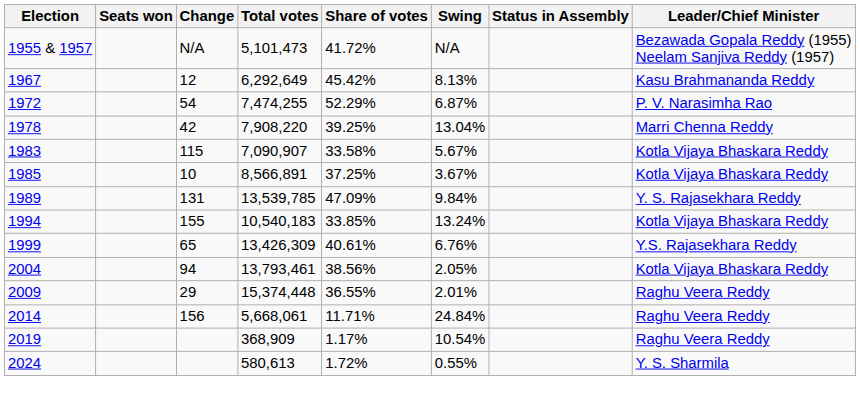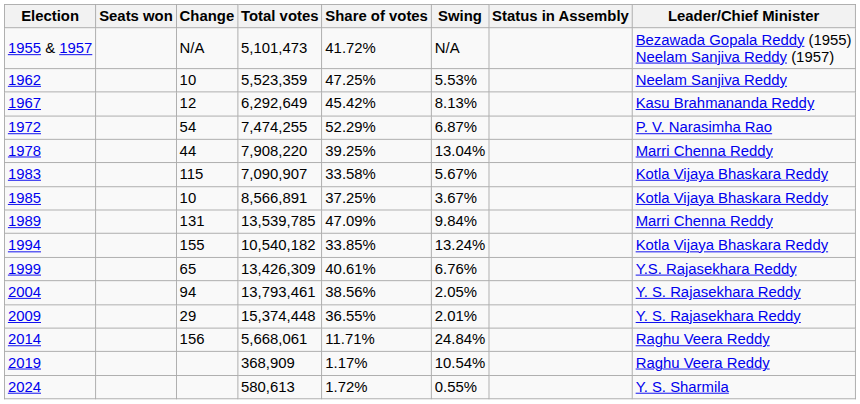+ row: (24, 80)
(188, 127) 42 -> (188, 151) 44
(718, 198) Y. S. Rajasekhara Reddy -> (704, 221) Marri Chenna Reddy
(278, 221) 10,540,183 -> (278, 245) 10,540,182
(732, 269) Kotla Vijaya Bhaskara Reddy -> (718, 292) Y. S. Rajasekhara Reddy
(703, 292) Raghu Veera Reddy -> (718, 316) Y. S. Rajasekhara Reddy
